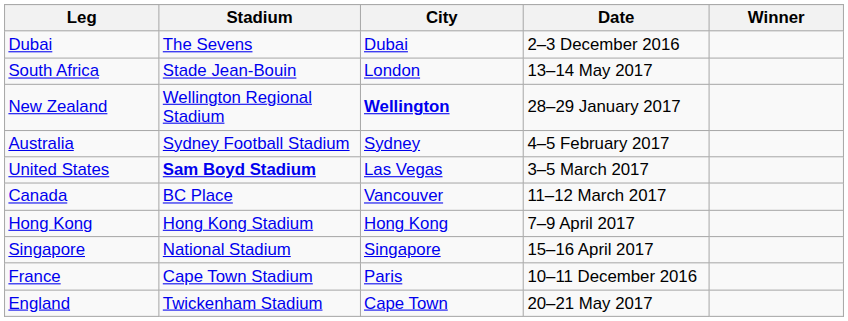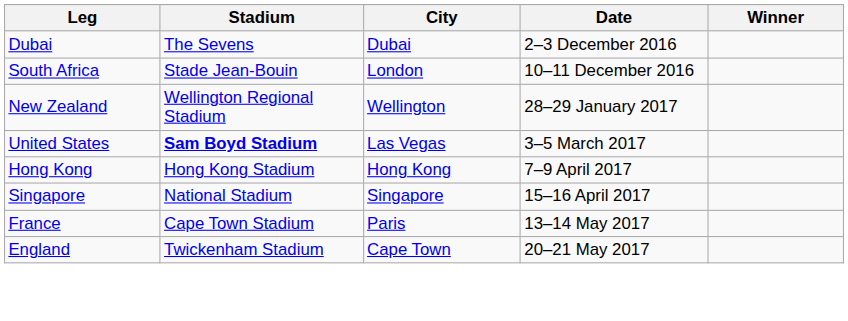(590, 71) 13–14 May 2017 -> (609, 71) 10–11 December 2016
(407, 107) bold -> (406, 107) normal
- row: (41, 143)
- row: (38, 196)
(612, 276) 10–11 December 2016 -> (587, 223) 13–14 May 2017
